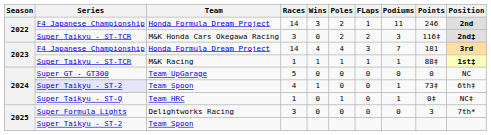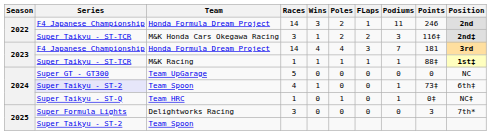(318, 35) 0 -> (318, 35) 1
